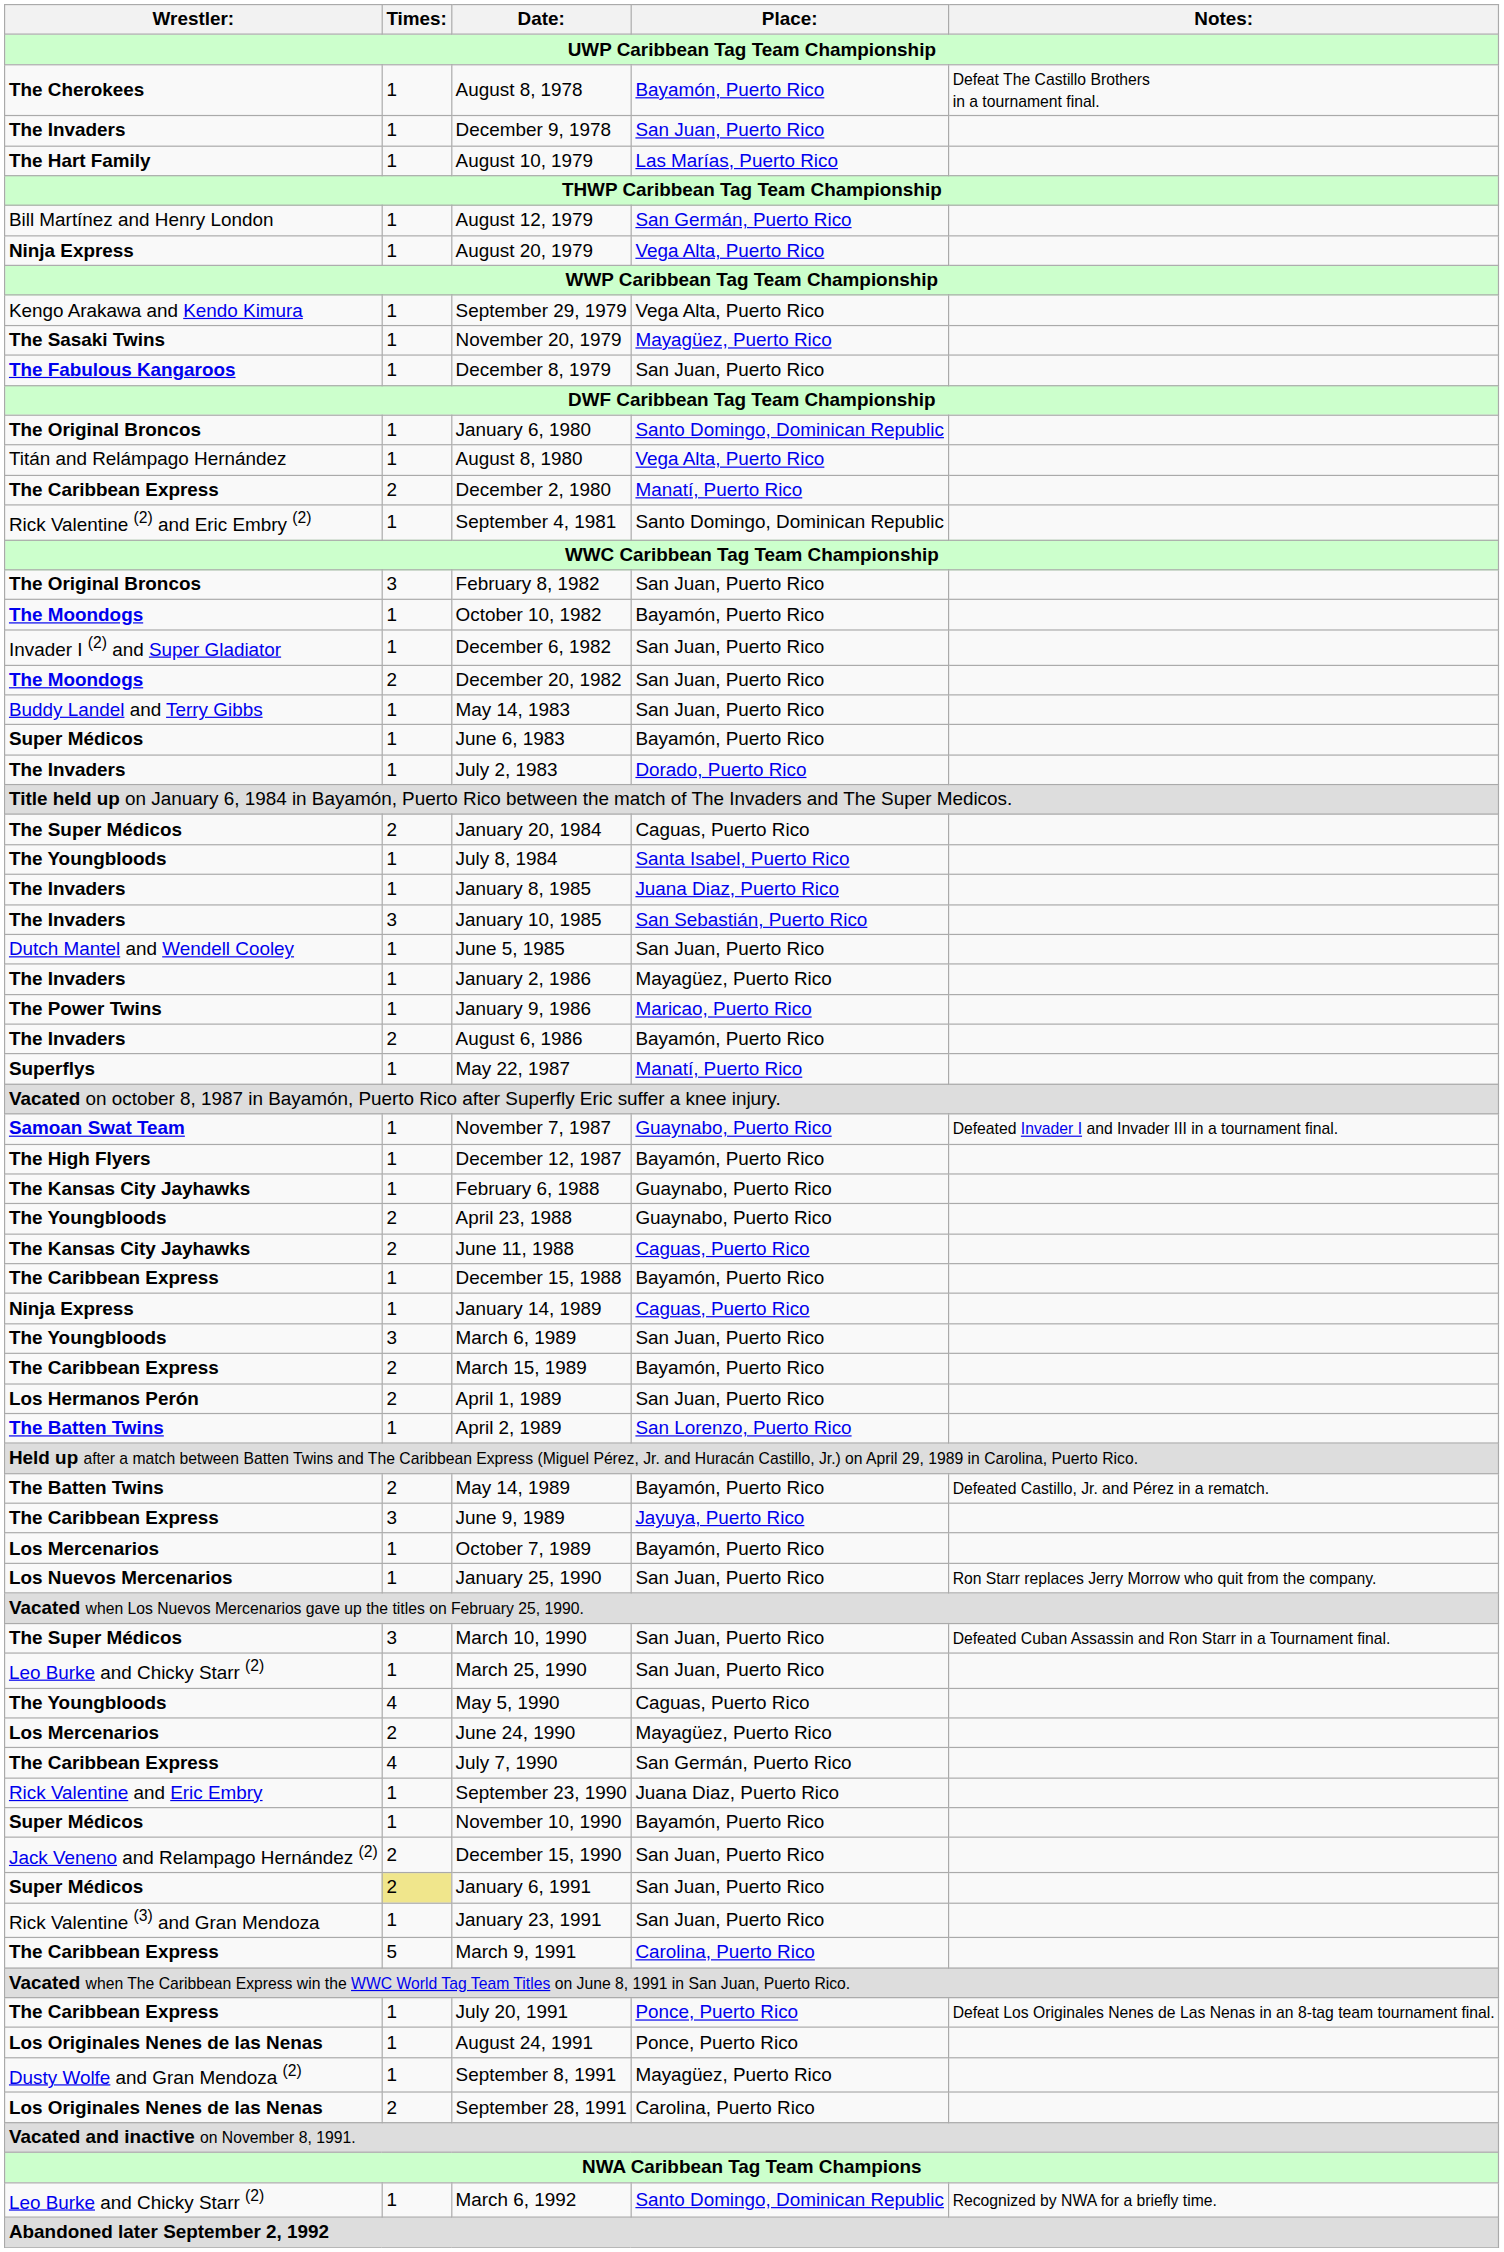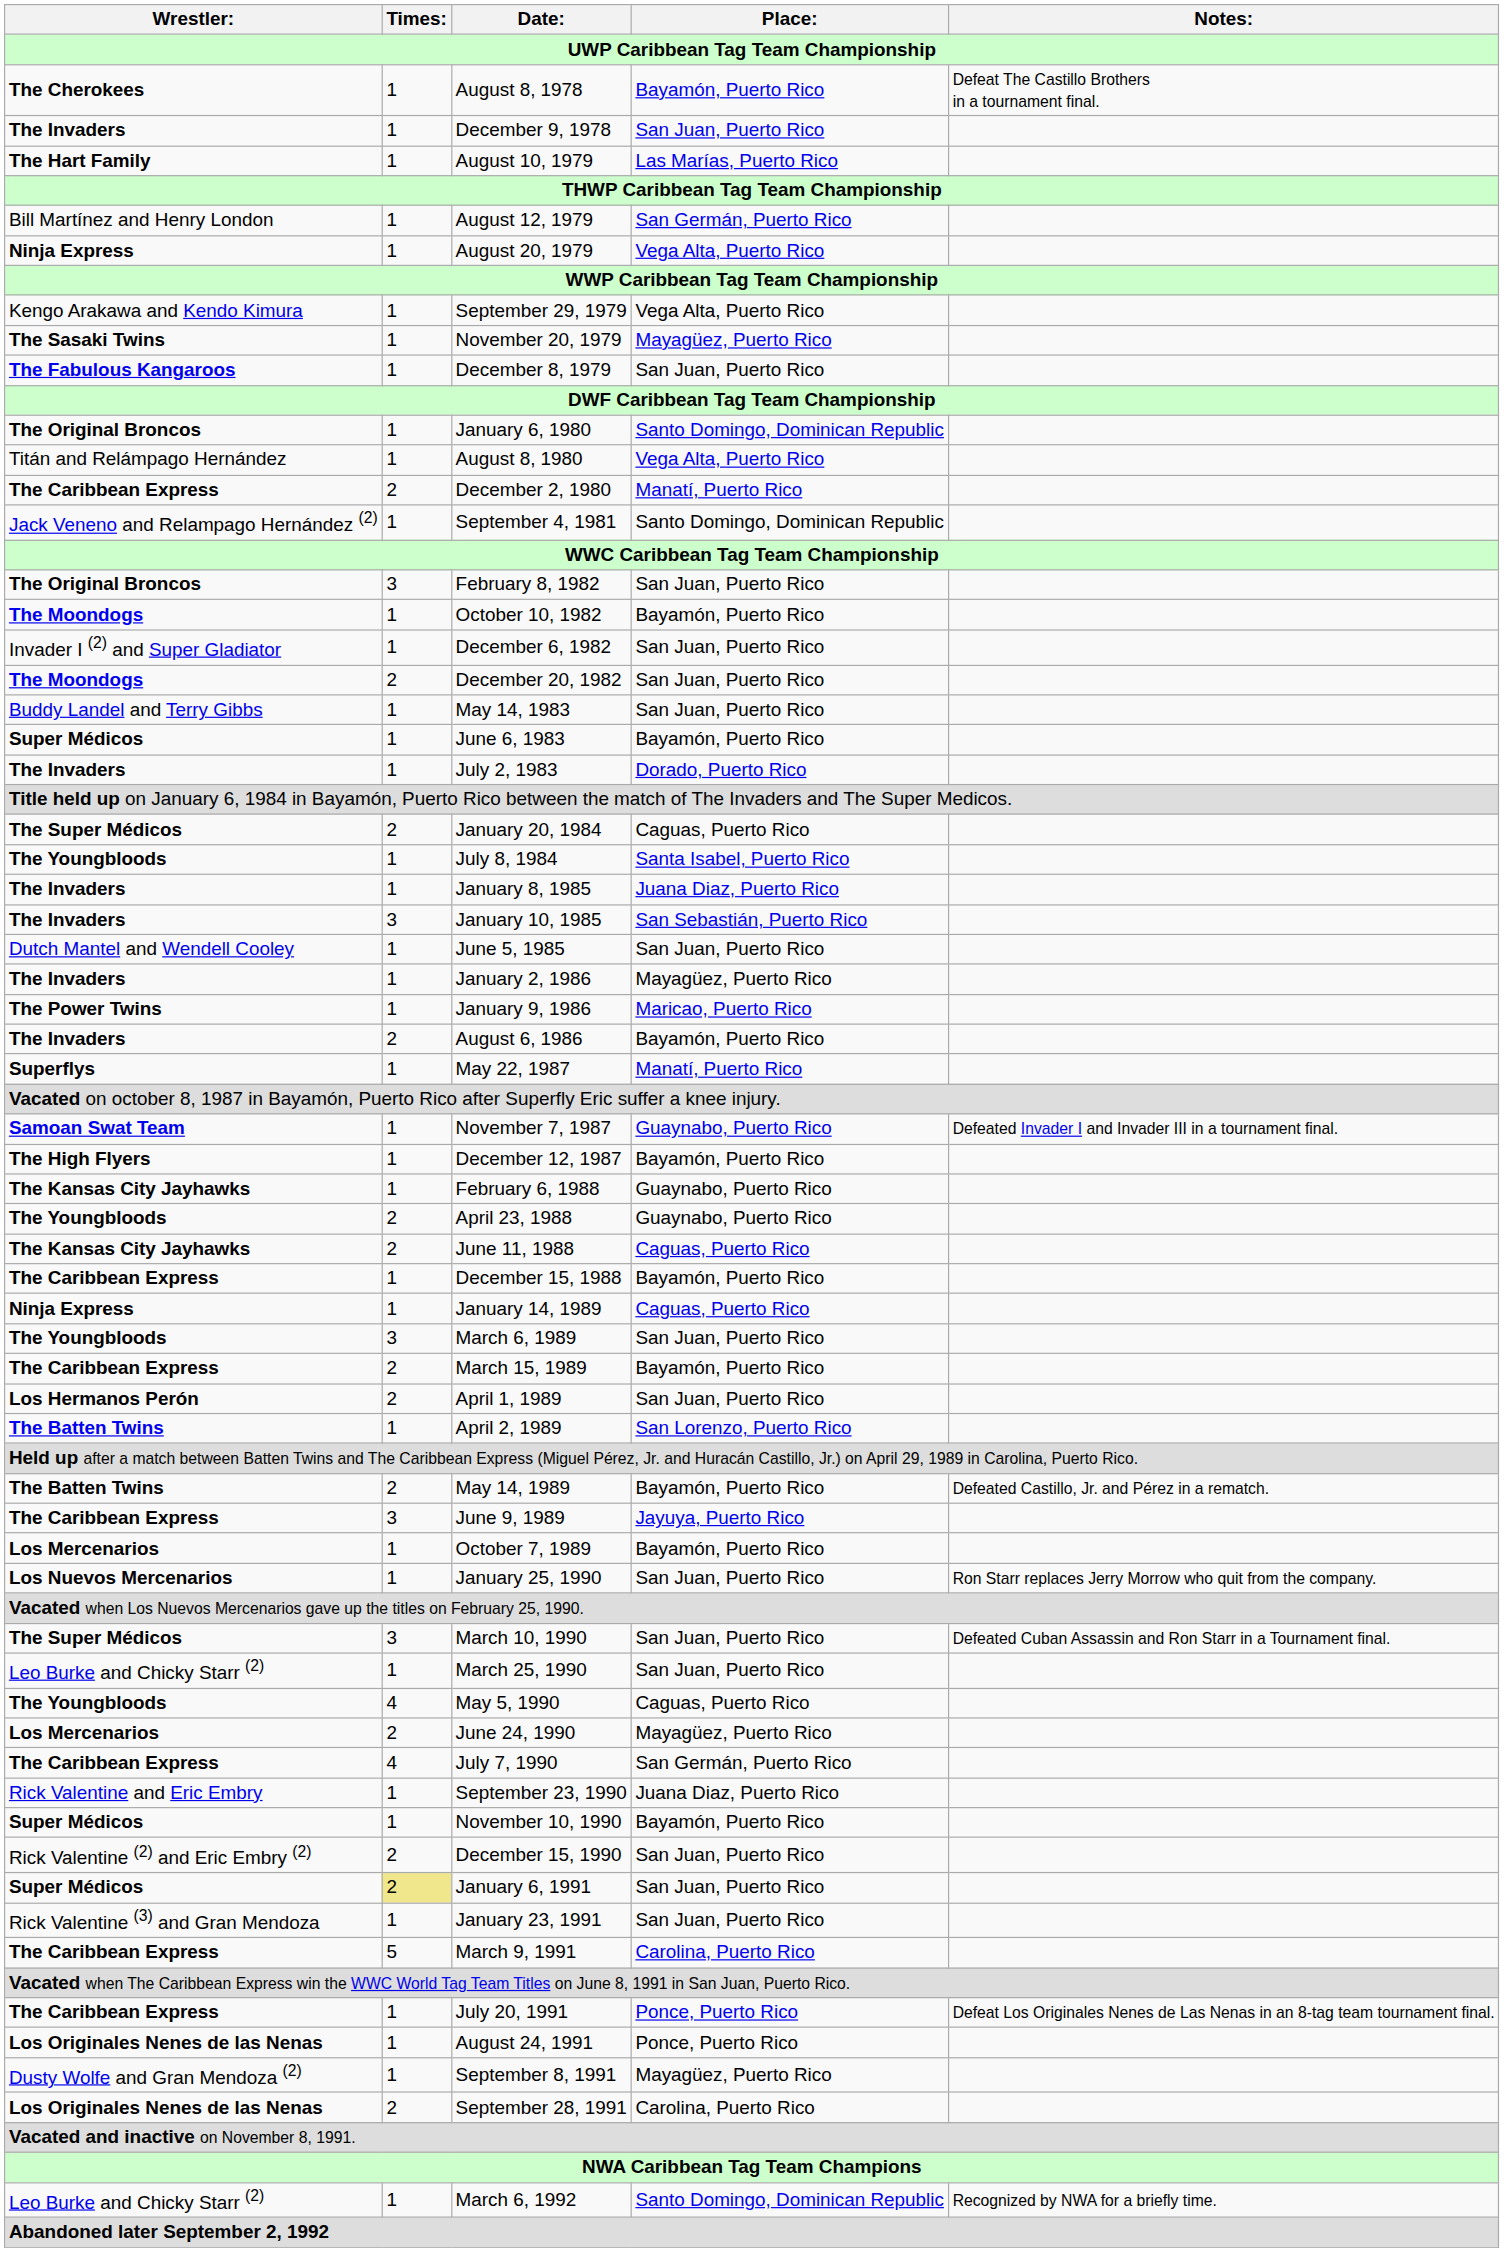(160, 522) Rick Valentine (2) and Eric Embry (2) -> (193, 522) Jack Veneno and Relampago Hernández (2)
(193, 1855) Jack Veneno and Relampago Hernández (2) -> (160, 1855) Rick Valentine (2) and Eric Embry (2)
